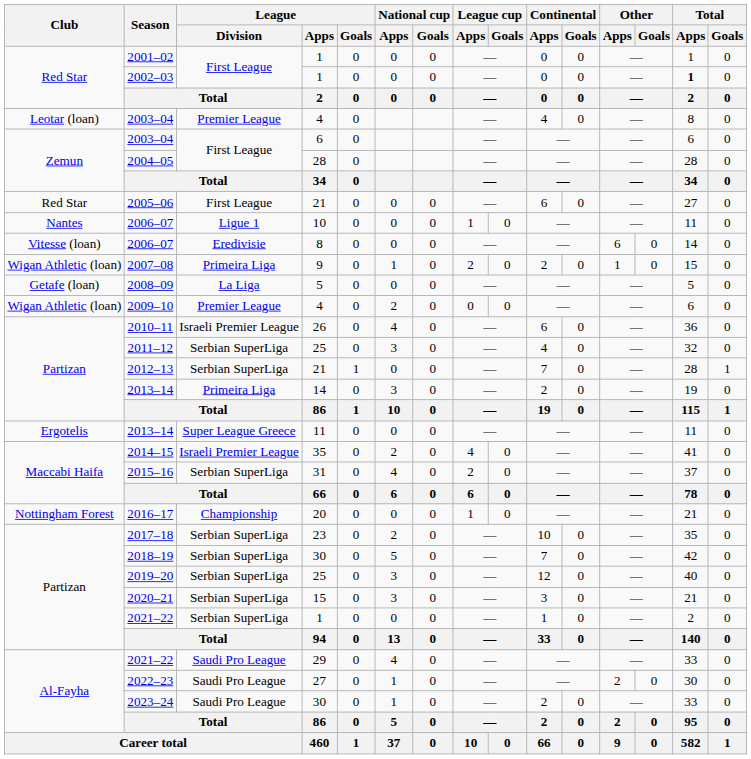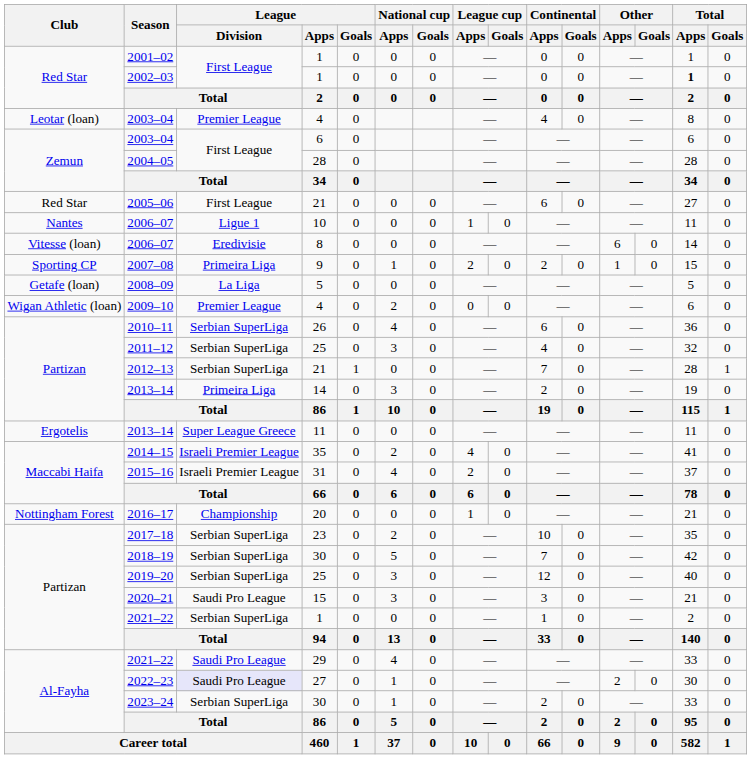(64, 264) Wigan Athletic (loan) -> (64, 264) Sporting CP
(239, 327) Israeli Premier League -> (239, 327) Serbian SuperLiga
(239, 472) Serbian SuperLiga -> (239, 472) Israeli Premier League
(239, 597) Serbian SuperLiga -> (239, 597) Saudi Pro League
(239, 680) no background -> (239, 680) lavender background
(239, 701) Saudi Pro League -> (239, 701) Serbian SuperLiga
